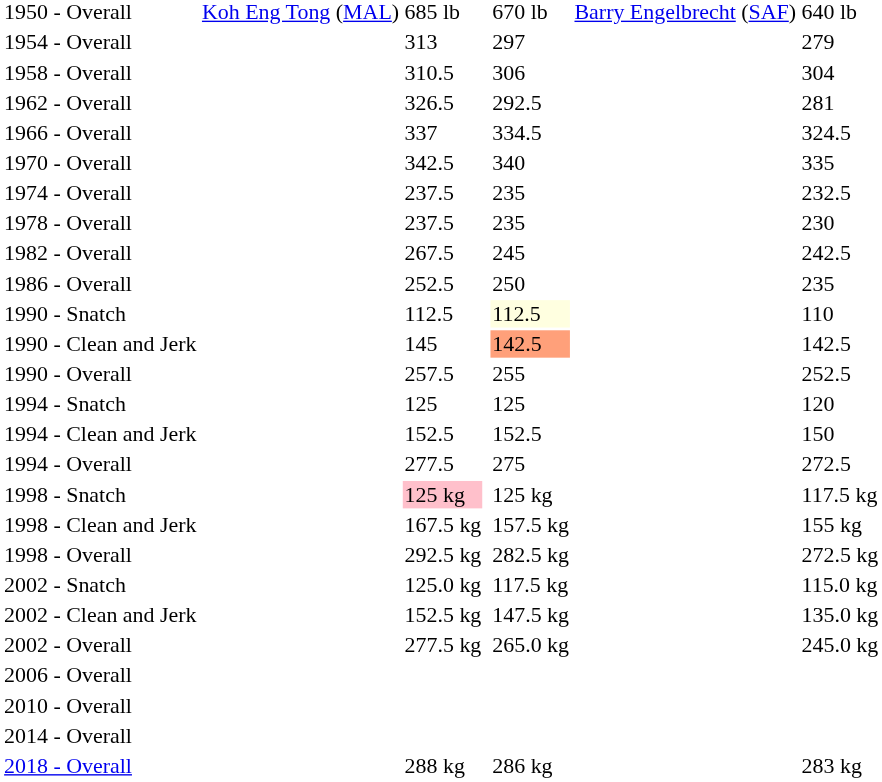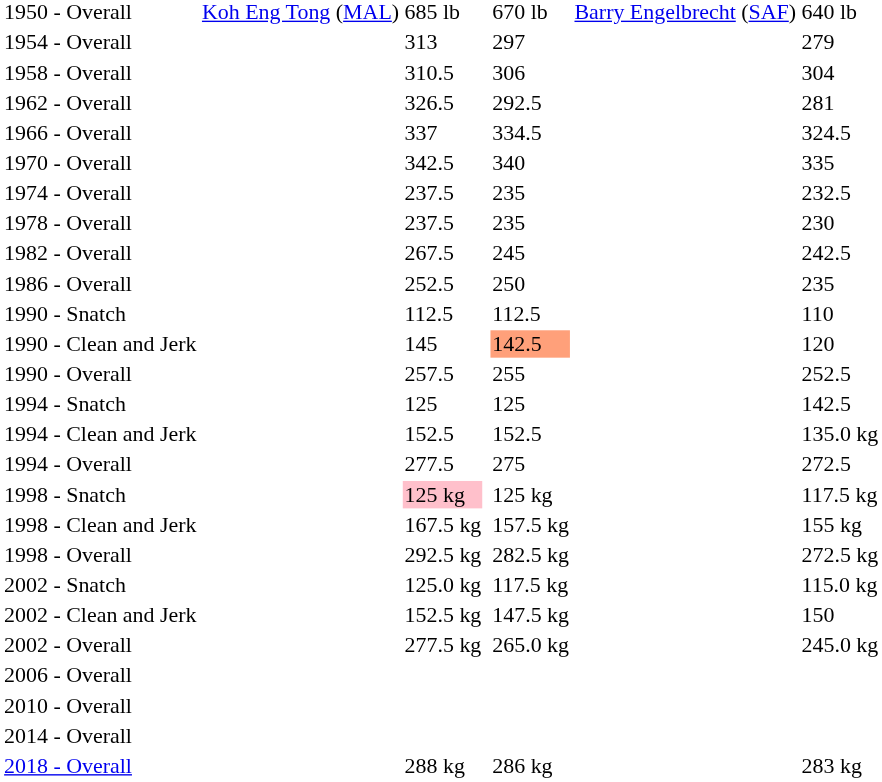(517, 313) lightyellow background -> (517, 313) no background
(826, 343) 142.5 -> (818, 343) 120
(818, 404) 120 -> (826, 404) 142.5
(818, 434) 150 -> (840, 434) 135.0 kg
(840, 615) 135.0 kg -> (818, 615) 150
